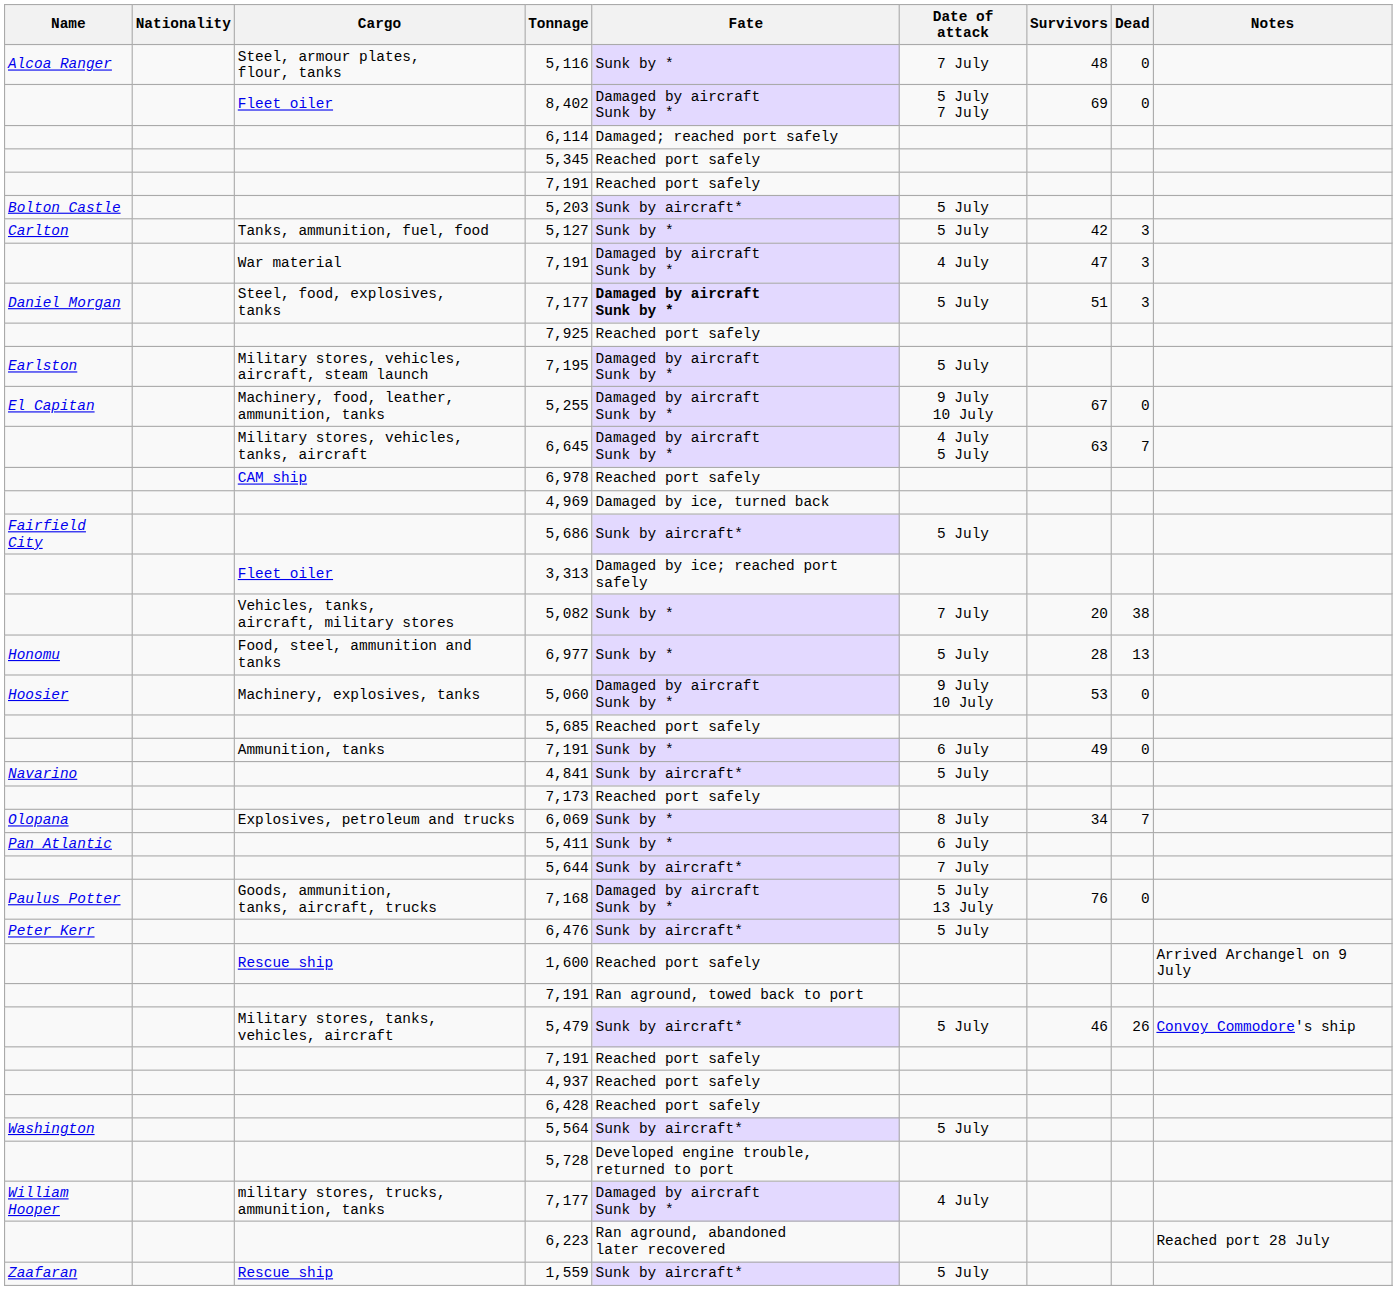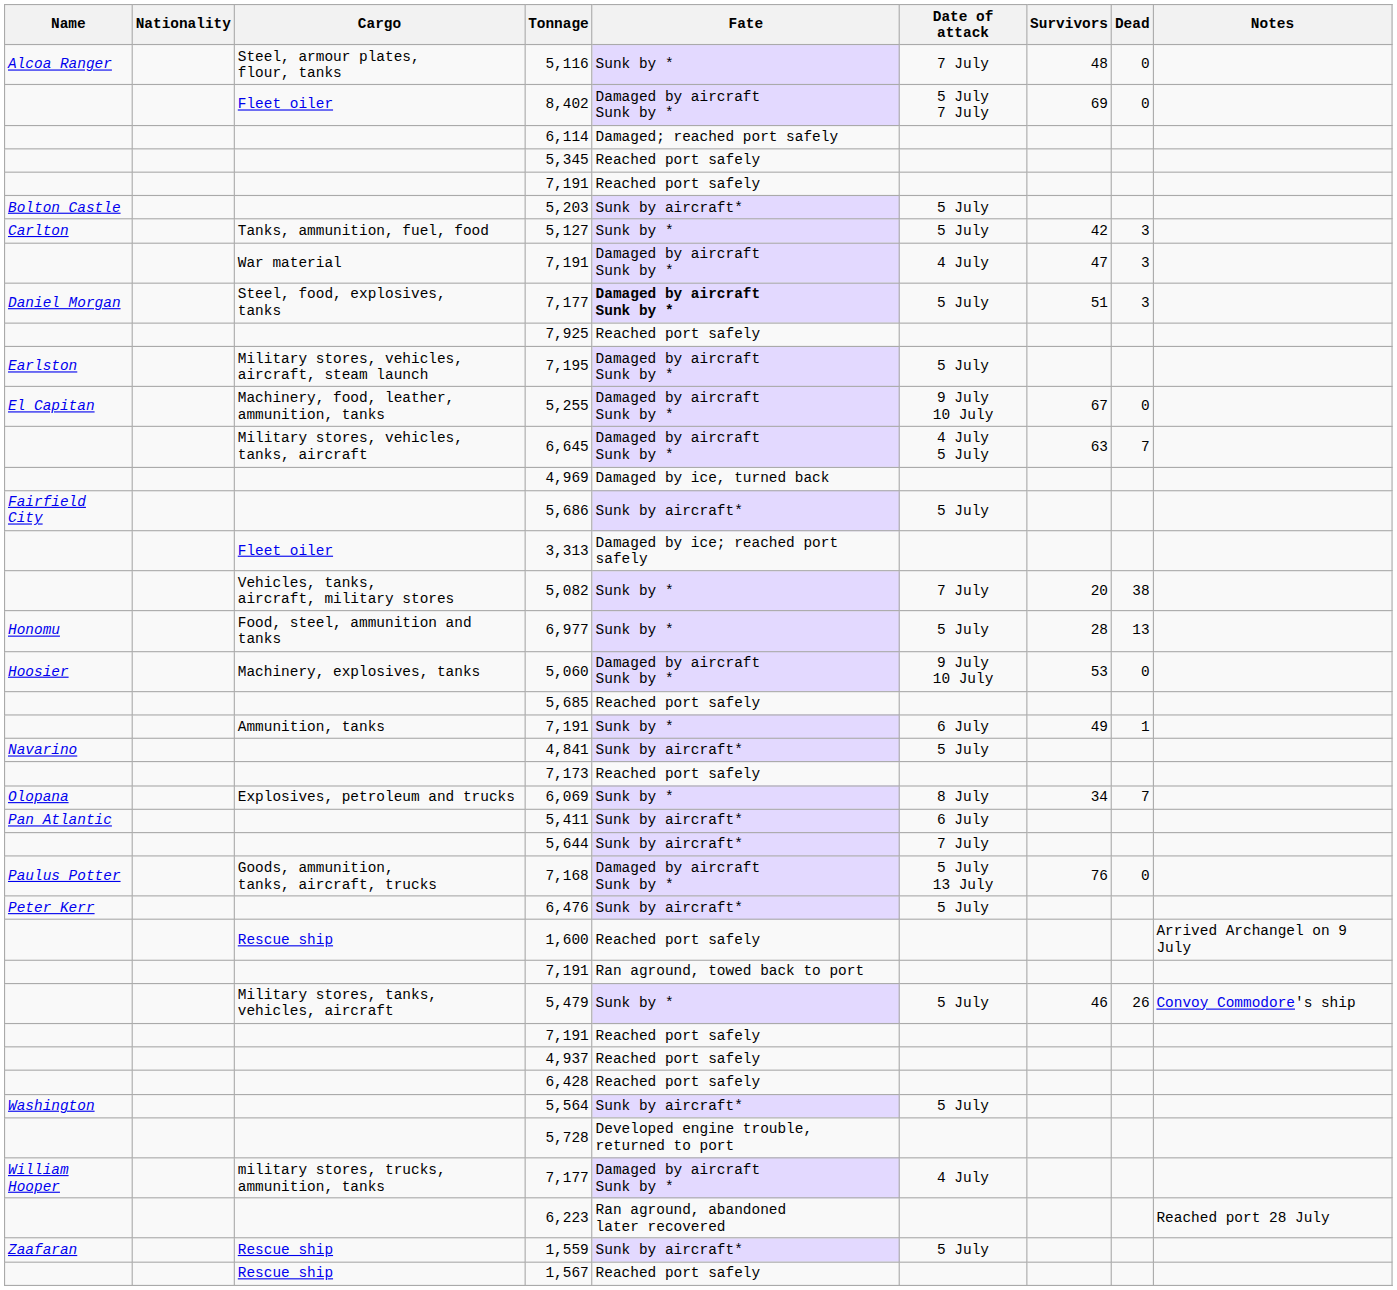- row: (272, 479)
(1145, 750) 0 -> (1145, 727) 1
(635, 844) Sunk by * -> (669, 821) Sunk by aircraft*
(669, 1027) Sunk by aircraft* -> (635, 1003) Sunk by *
+ row: (285, 1273)
